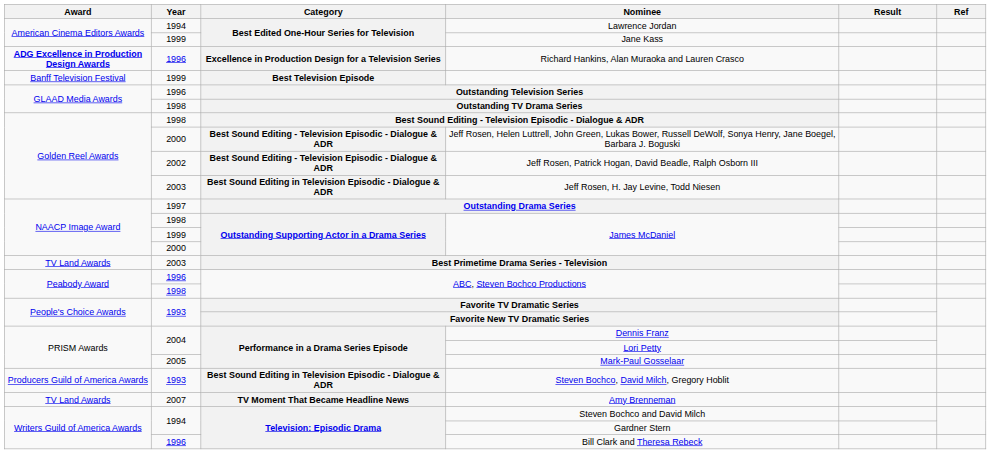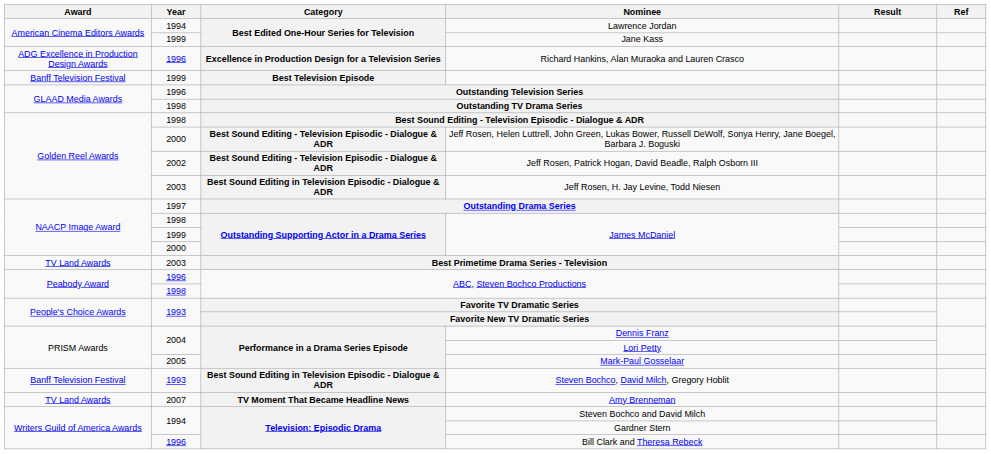(78, 59) bold -> (78, 59) normal
(78, 381) Producers Guild of America Awards -> (78, 381) Banff Television Festival
